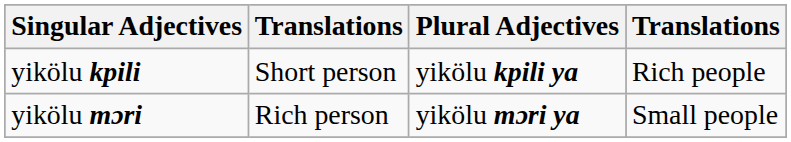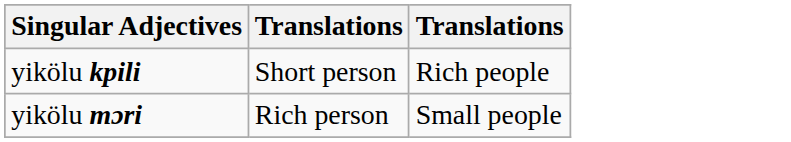- column: (517, 26)
